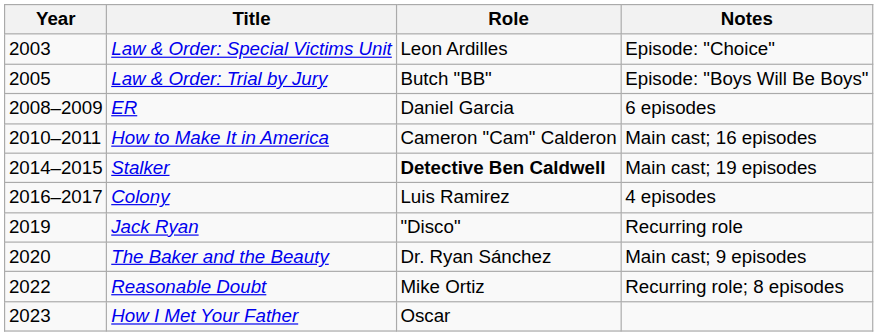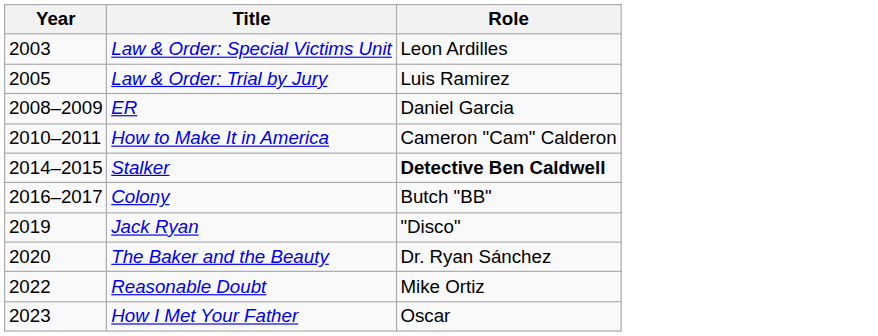- column: (747, 19)
(446, 78) Butch "BB" -> (455, 78) Luis Ramirez
(455, 197) Luis Ramirez -> (446, 197) Butch "BB"
